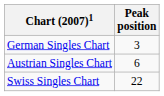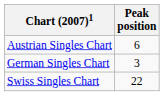rows swapped: (59, 63) <-> (58, 44)
